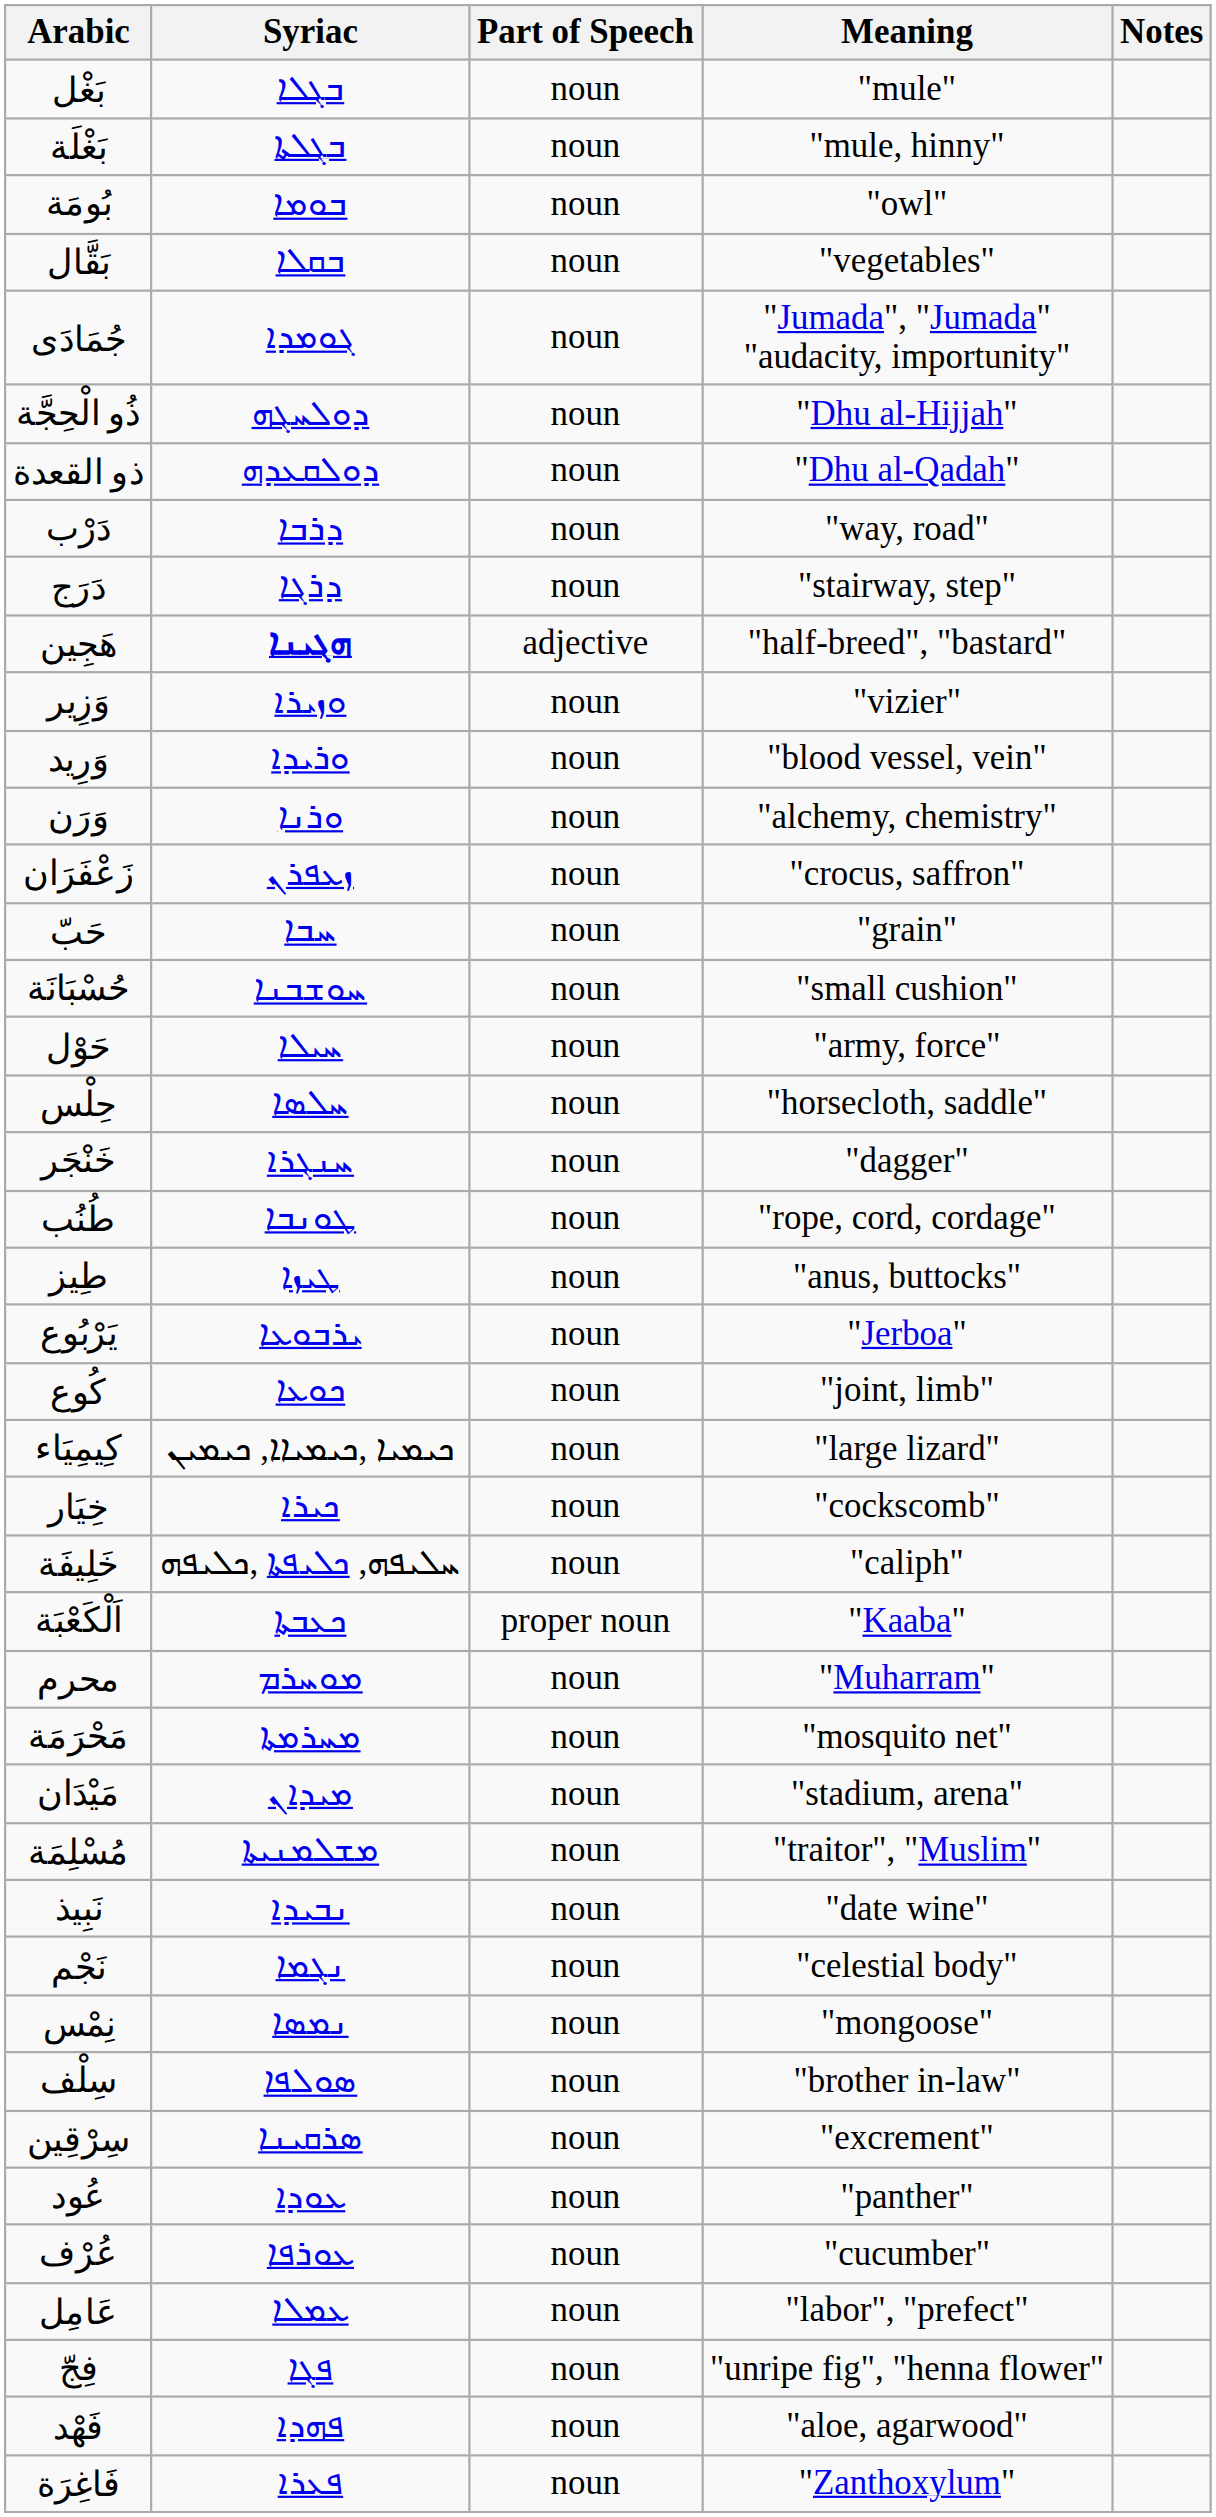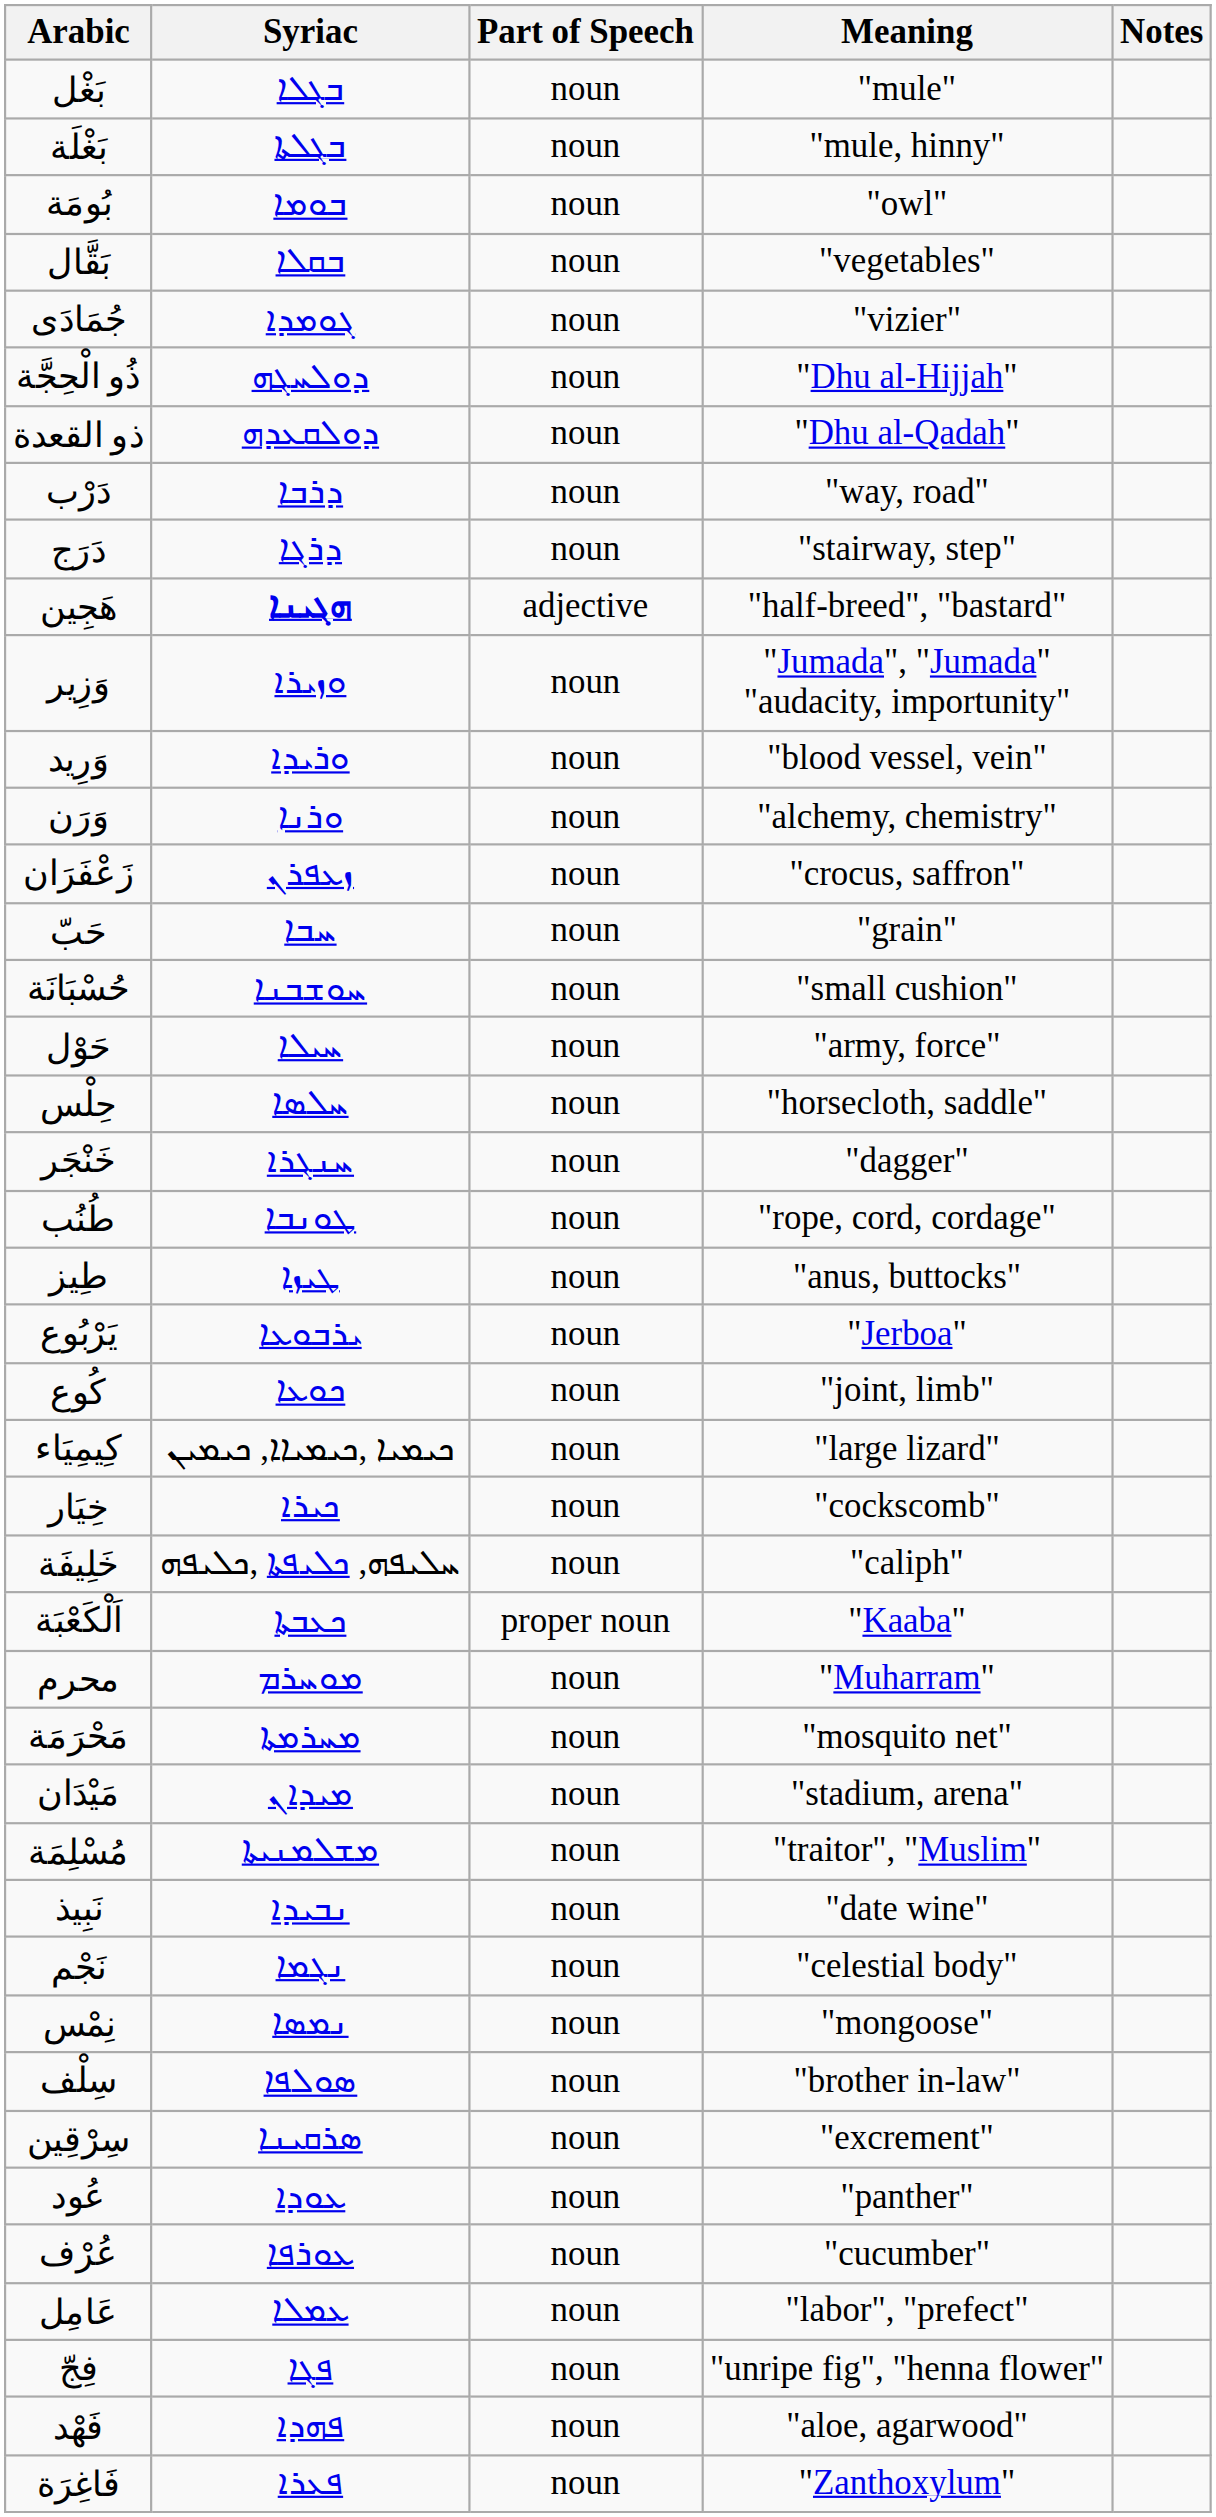(907, 337) "Jumada", "Jumada" "audacity, importunity" -> (907, 318) "vizier"
(907, 700) "vizier" -> (907, 682) "Jumada", "Jumada" "audacity, importunity"
